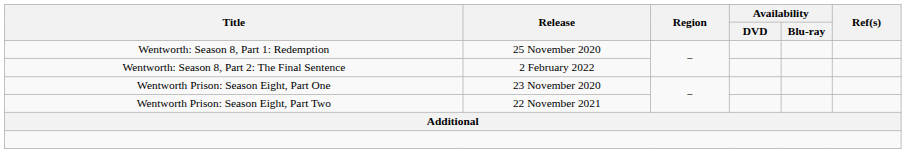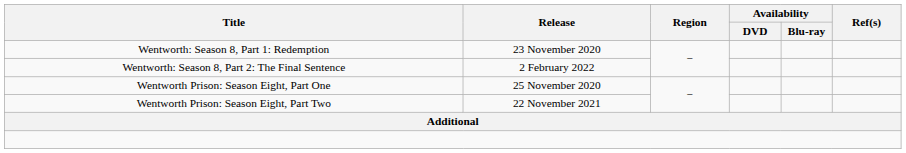(557, 49) 25 November 2020 -> (557, 49) 23 November 2020
(557, 85) 23 November 2020 -> (557, 85) 25 November 2020
